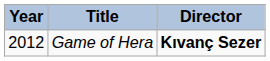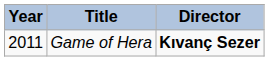(26, 42) 2012 -> (26, 42) 2011
